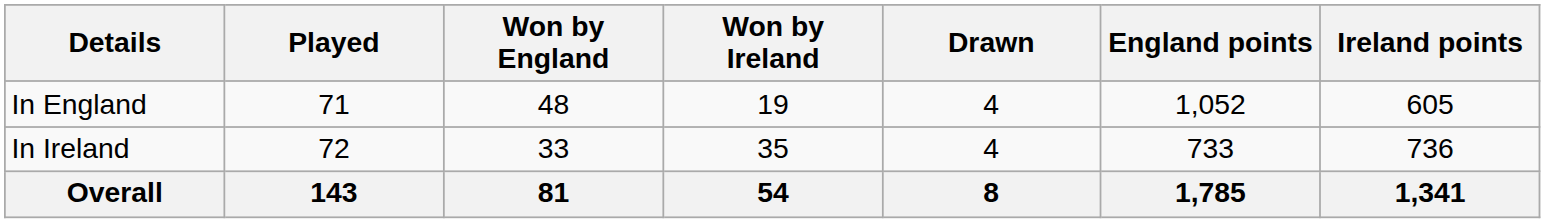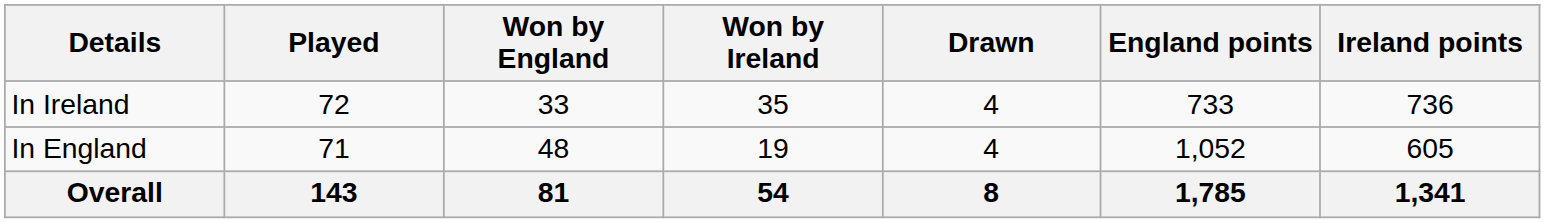rows swapped: (79, 103) <-> (70, 148)
